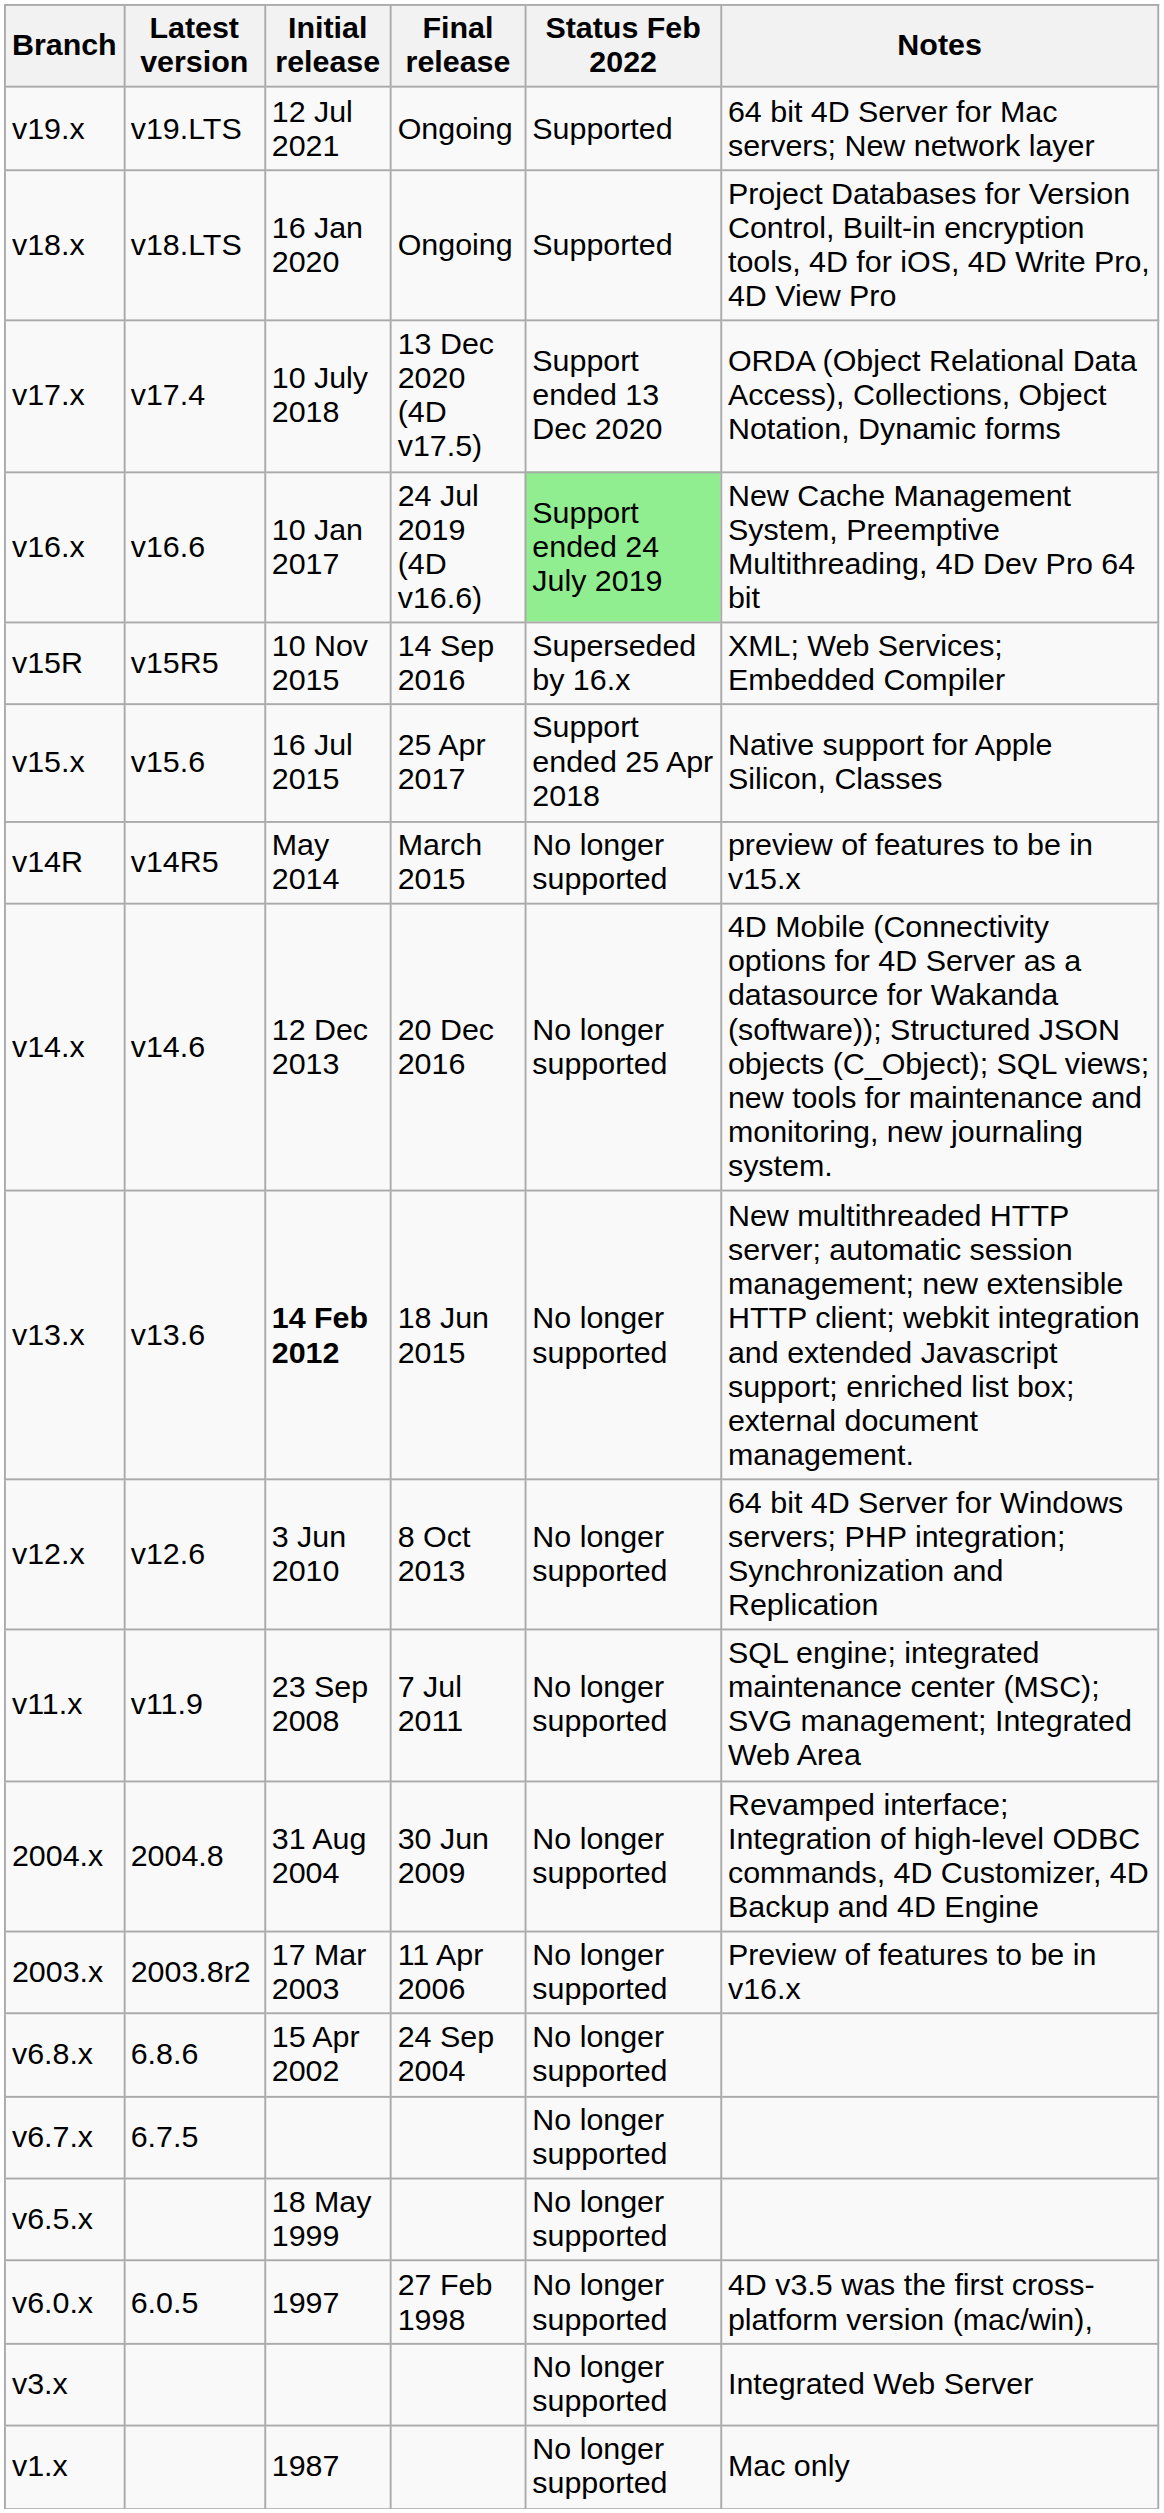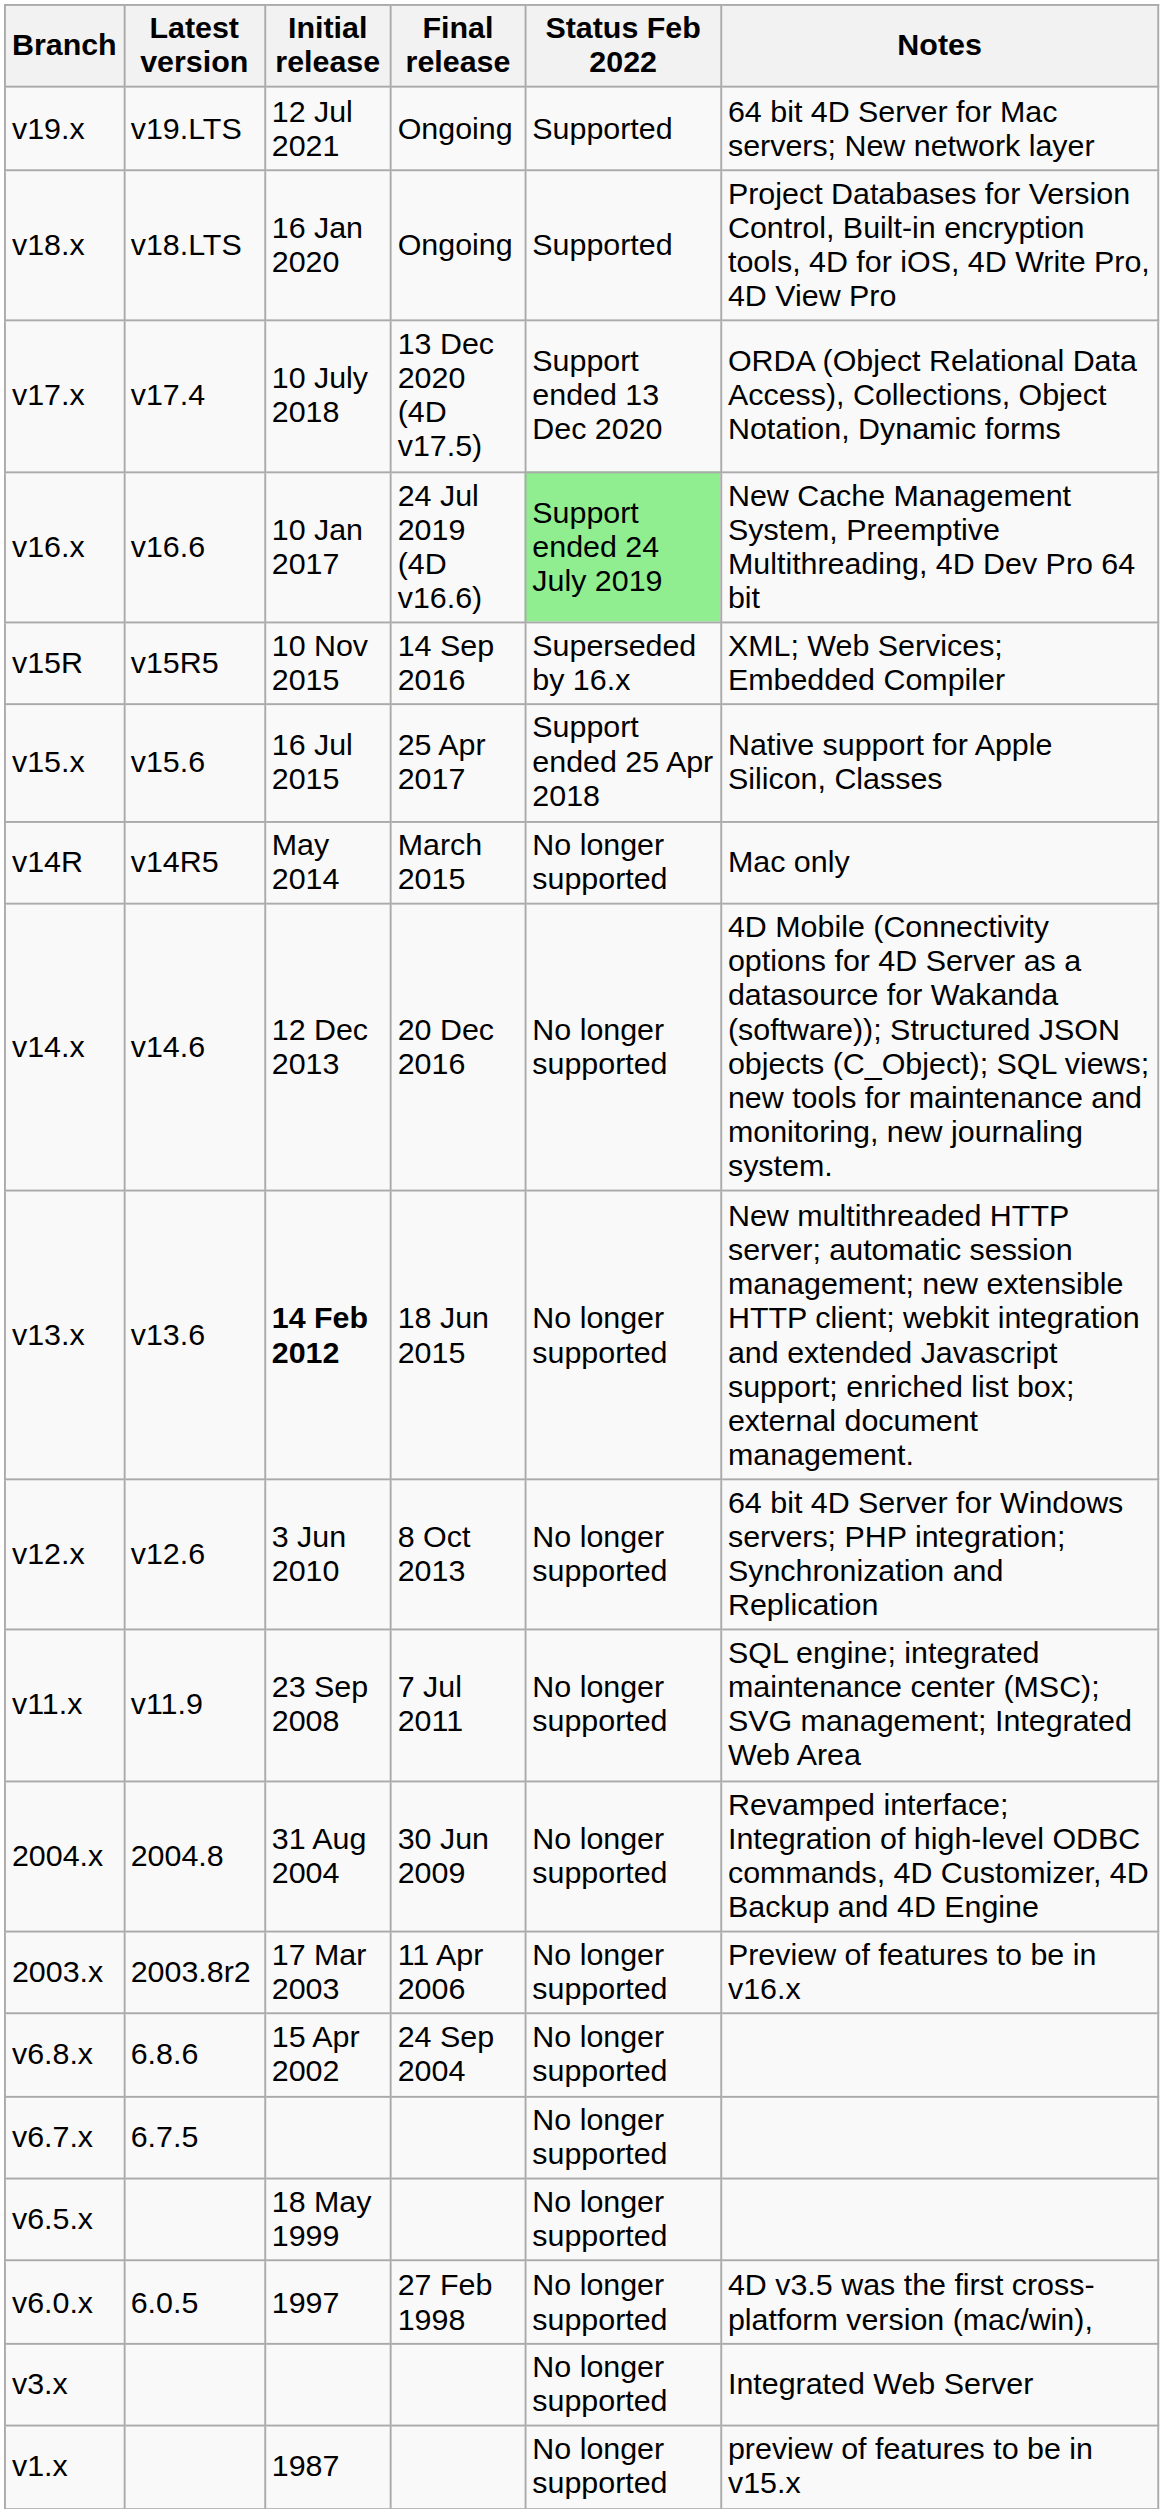(910, 861) preview of features to be in v15.x -> (789, 861) Mac only
(789, 2466) Mac only -> (910, 2466) preview of features to be in v15.x
